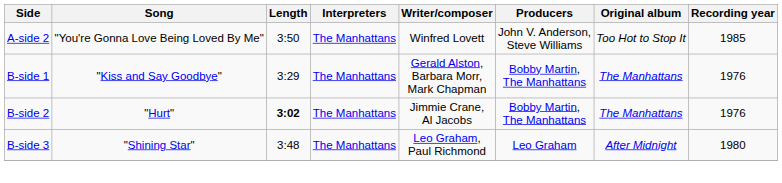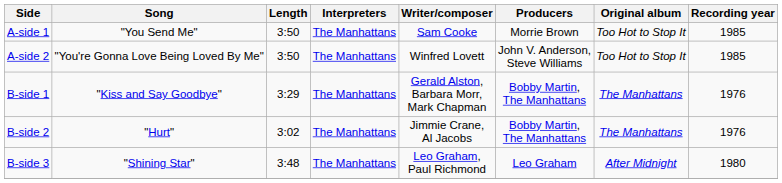+ row: (28, 31)
(288, 113) bold -> (288, 132) normal
